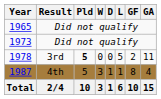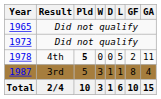(55, 57) 3rd -> (55, 57) 4th
(55, 72) 4th -> (55, 72) 3rd
